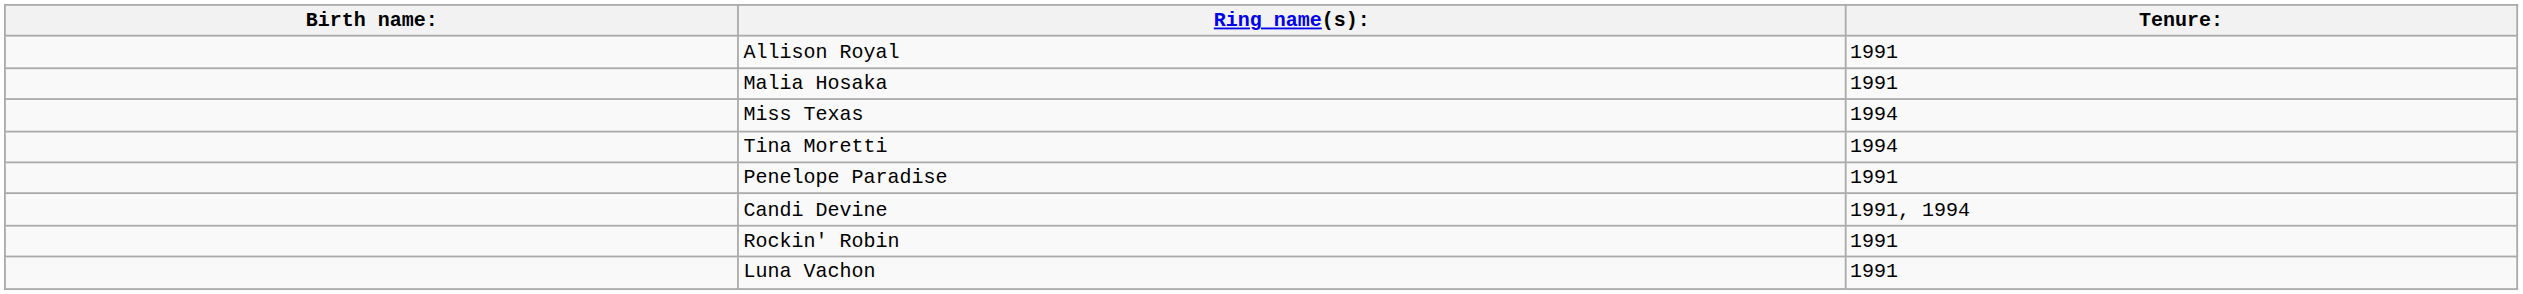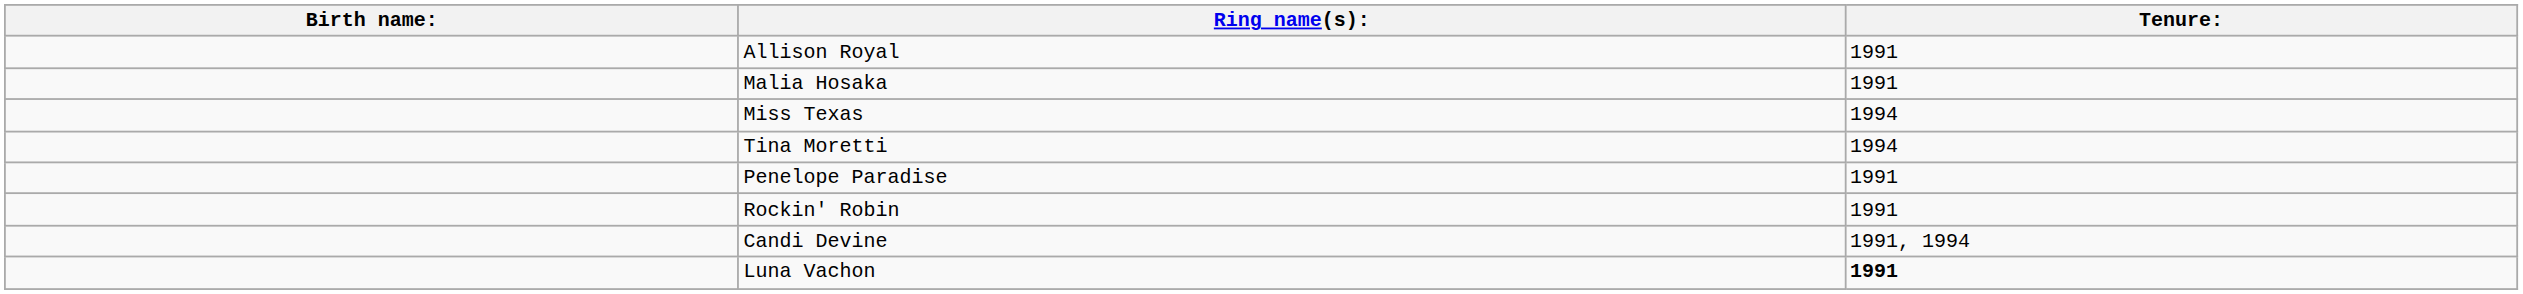rows swapped: (816, 210) <-> (822, 241)
(1874, 273) normal -> (1874, 273) bold
